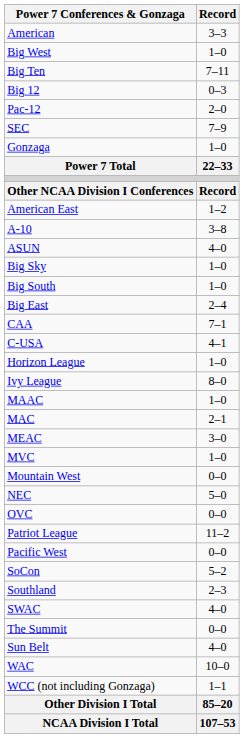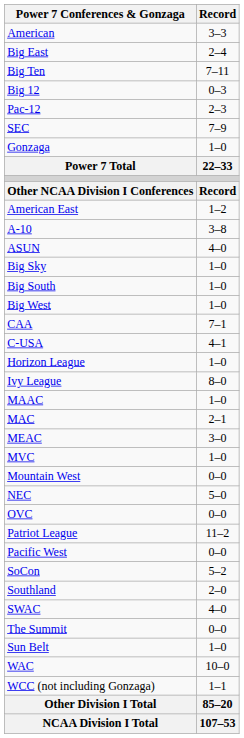rows swapped: (28, 305) <-> (29, 52)
(218, 109) 2–0 -> (218, 109) 2–3
(218, 590) 2–3 -> (218, 590) 2–0
(218, 647) 4–0 -> (218, 647) 1–0
